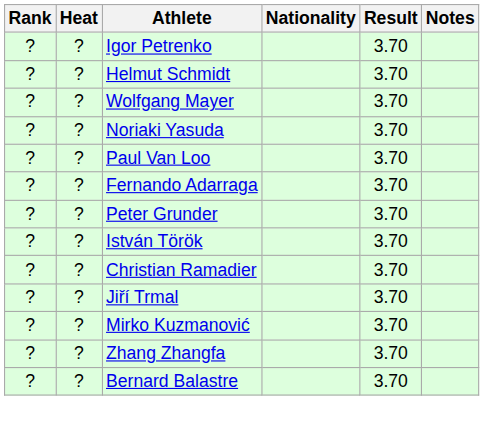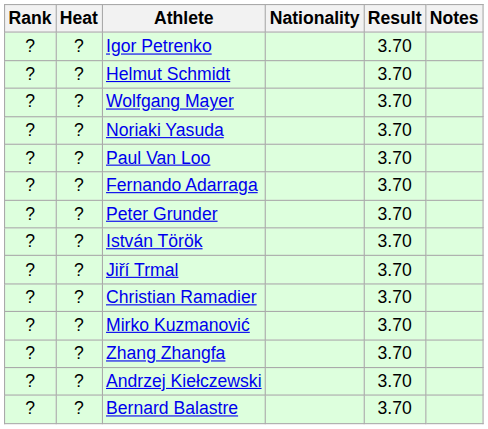rows swapped: (142, 297) <-> (181, 269)
+ row: (184, 381)
